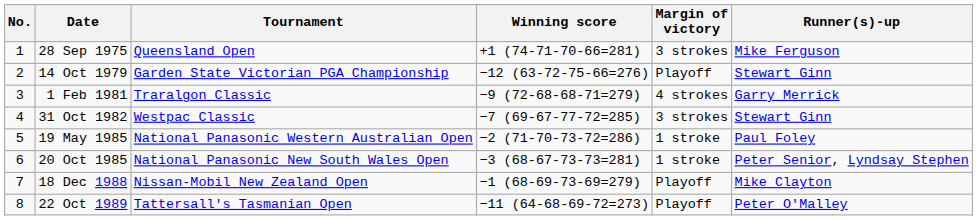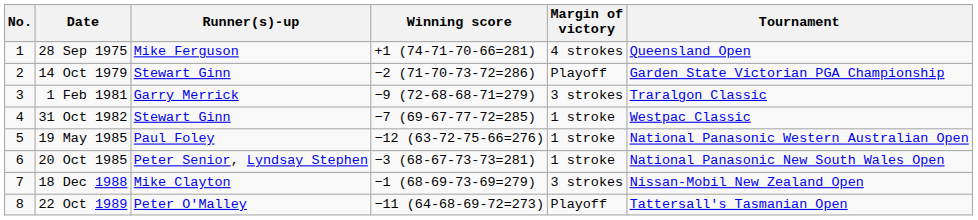columns swapped: (303, 23) <-> (852, 23)
(692, 53) 3 strokes -> (587, 53) 4 strokes
(564, 74) −12 (63-72-75-66=276) -> (455, 74) −2 (71-70-73-72=286)
(692, 96) 4 strokes -> (587, 96) 3 strokes
(692, 118) 3 strokes -> (583, 118) 1 stroke
(560, 140) −2 (71-70-73-72=286) -> (459, 140) −12 (63-72-75-66=276)
(684, 183) Playoff -> (587, 183) 3 strokes
